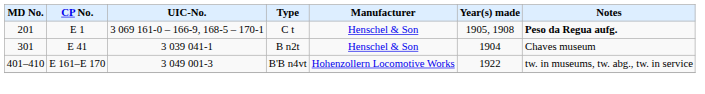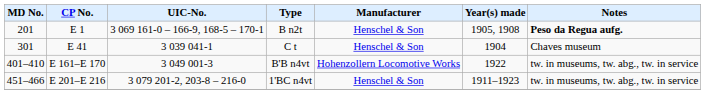(288, 30) C t -> (290, 30) B n2t
(288, 47) B n2t -> (290, 47) C t
+ row: (77, 81)
